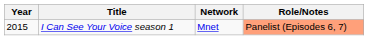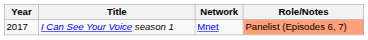(17, 27) 2015 -> (17, 27) 2017
